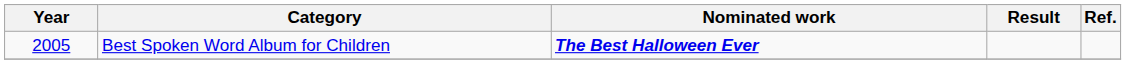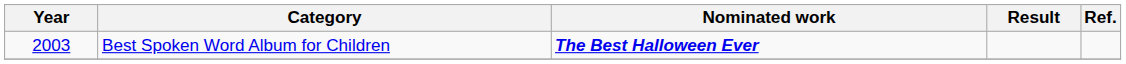(51, 45) 2005 -> (51, 45) 2003
